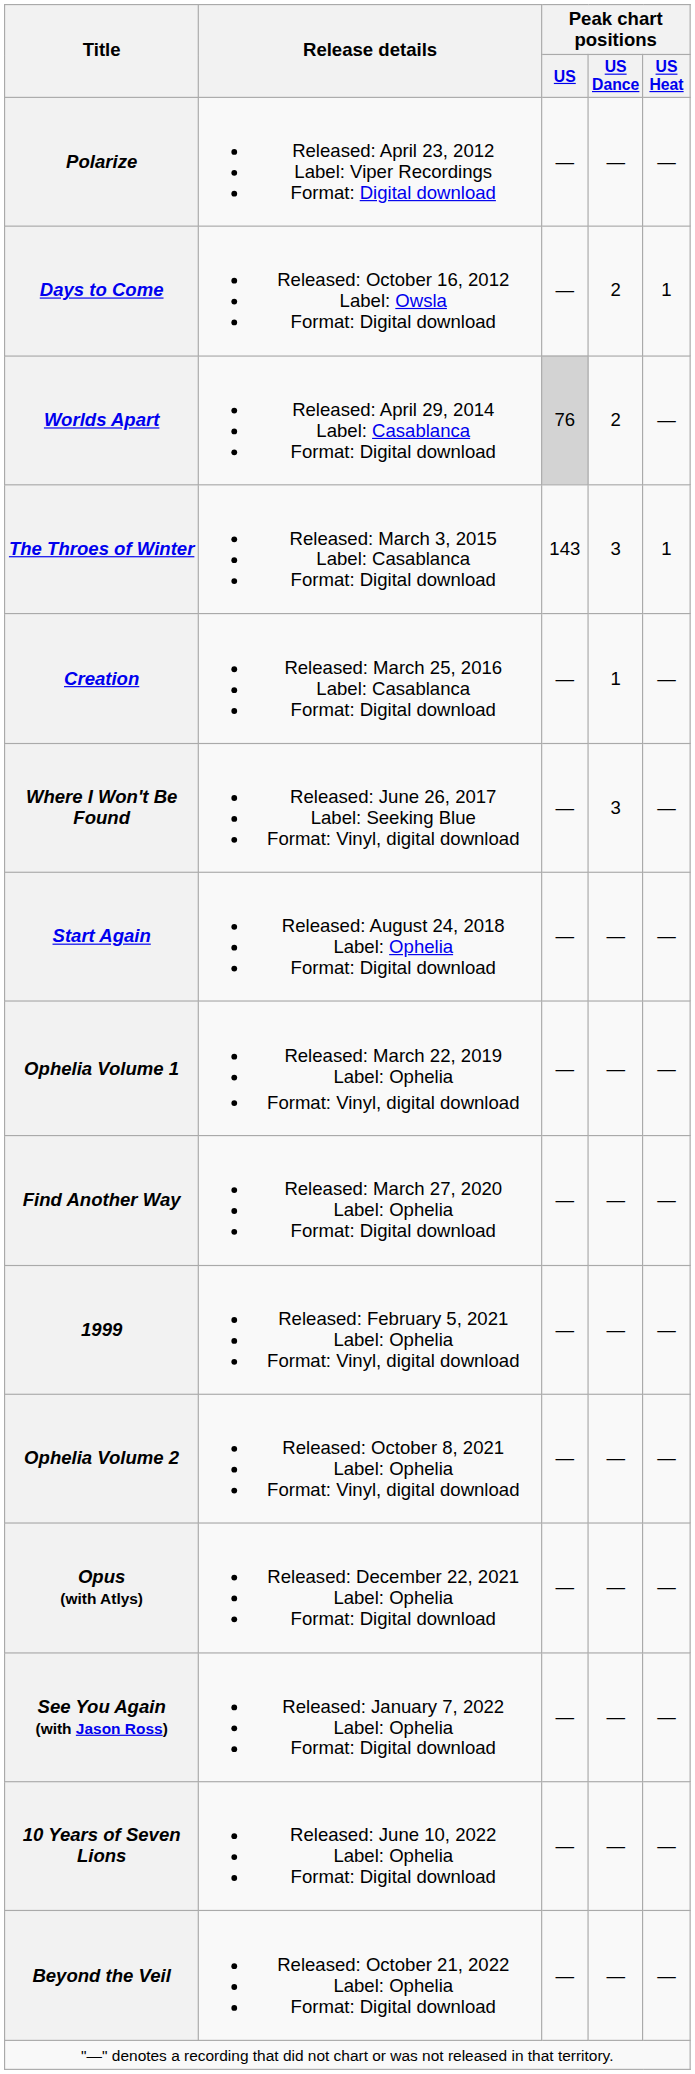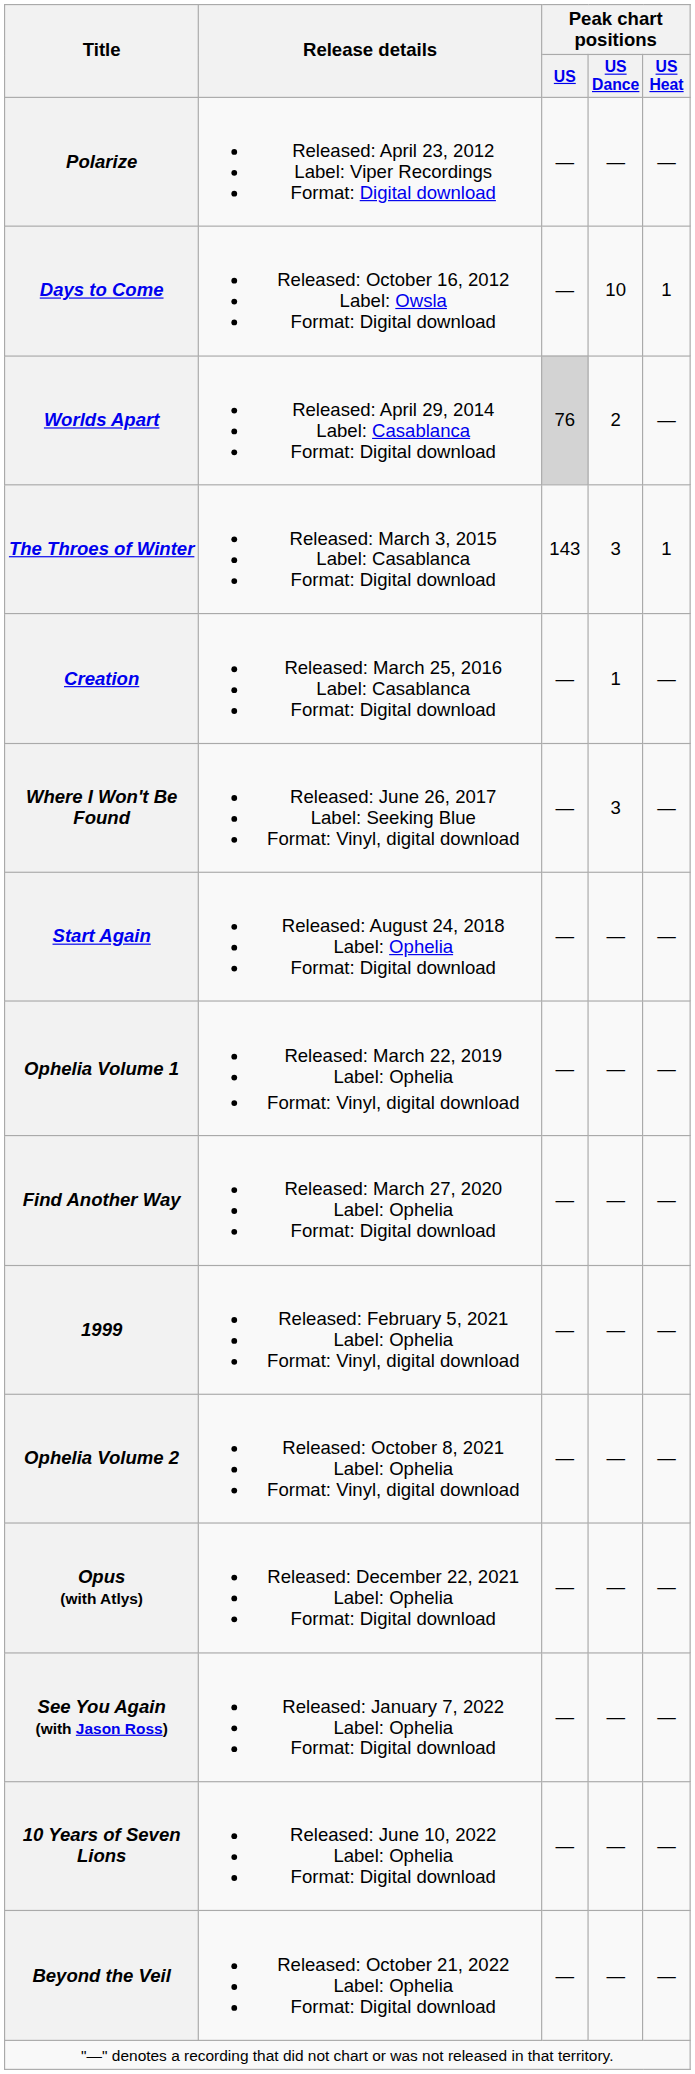(616, 290) 2 -> (616, 290) 10
